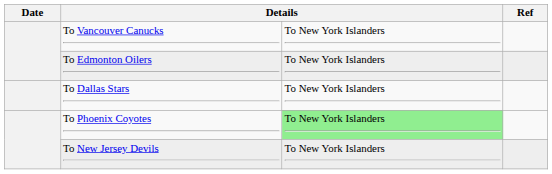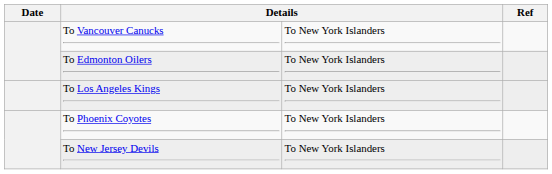- row: (171, 93)
+ row: (171, 93)
(392, 122) lightgreen background -> (392, 122) no background
